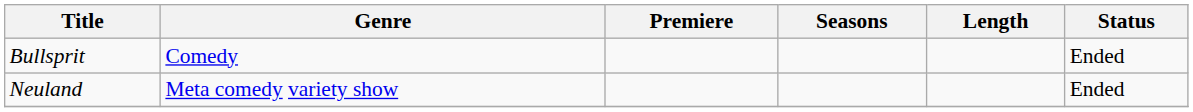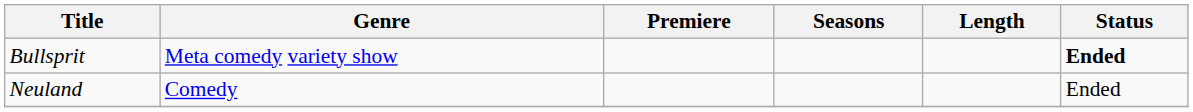(202, 55) Comedy -> (281, 55) Meta comedy variety show
(1097, 55) normal -> (1096, 55) bold
(282, 89) Meta comedy variety show -> (201, 89) Comedy
